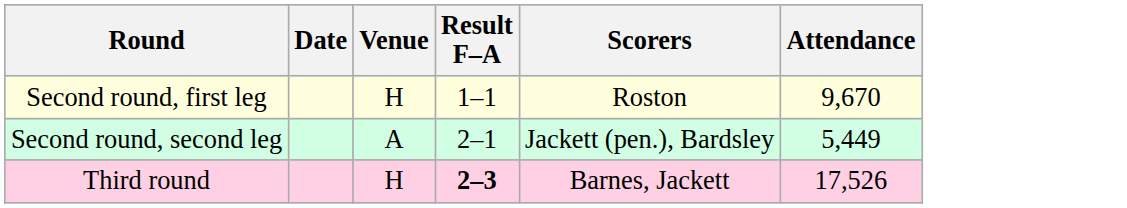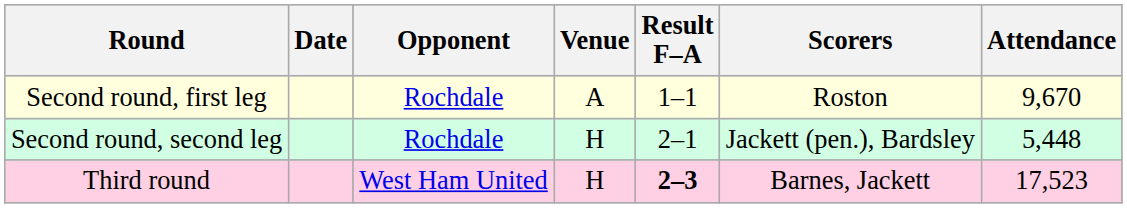+ column: (454, 40)
(394, 97) H -> (595, 97) A
(394, 138) A -> (595, 138) H
(851, 138) 5,449 -> (1052, 138) 5,448
(851, 180) 17,526 -> (1052, 180) 17,523
